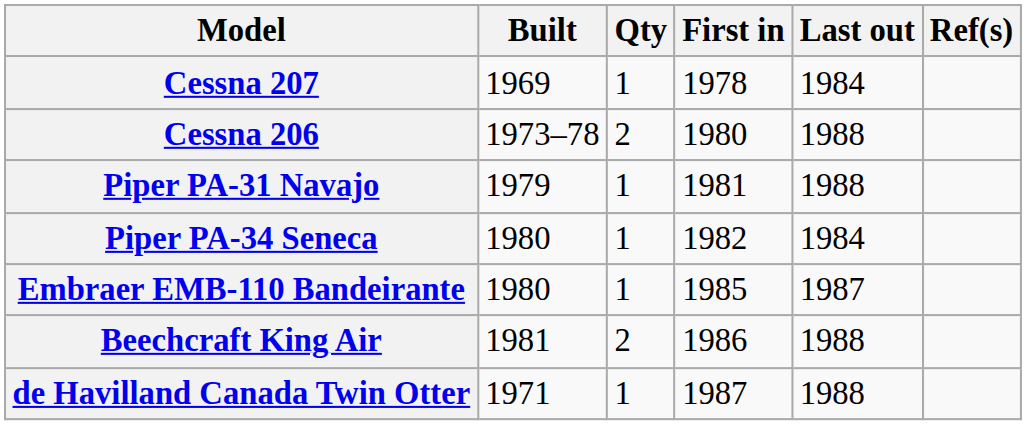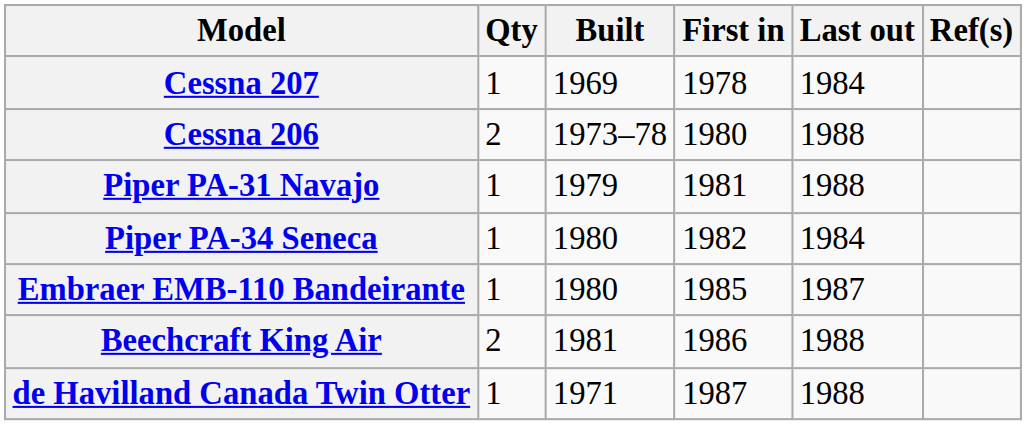columns swapped: (641, 30) <-> (542, 30)
